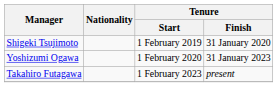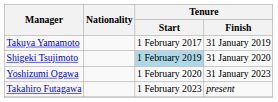+ row: (43, 43)
(169, 43) no background -> (169, 58) lightblue background
